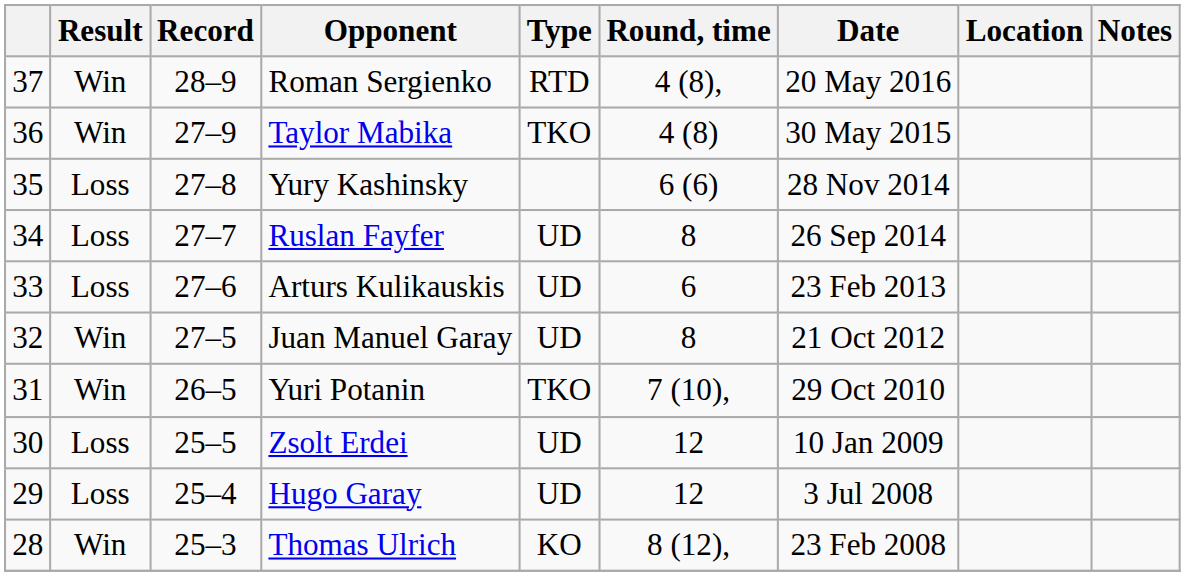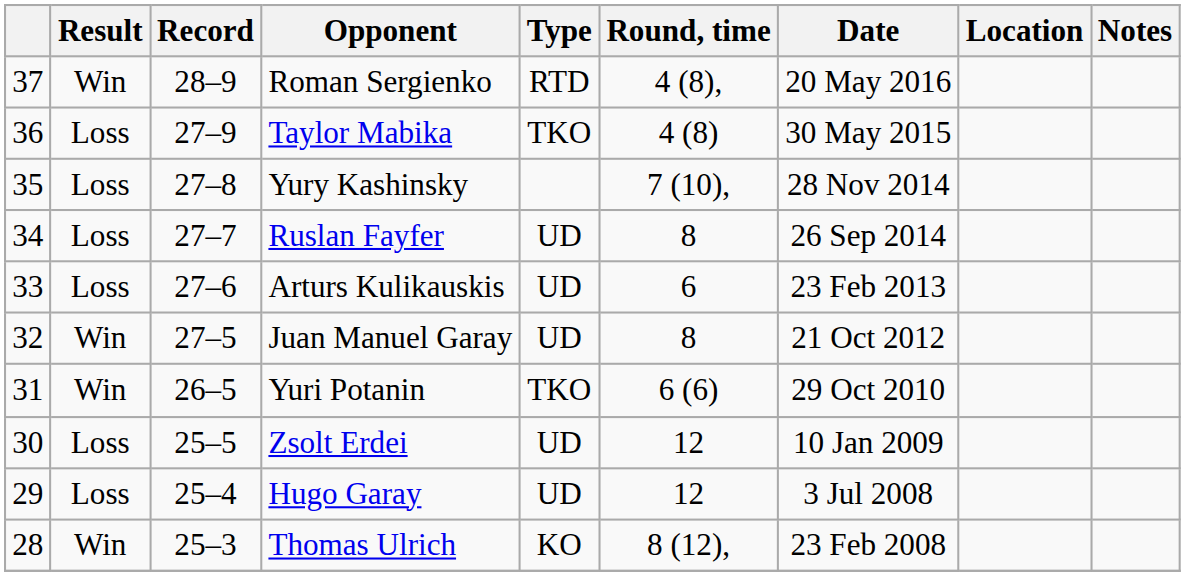(100, 133) Win -> (100, 133) Loss
(689, 184) 6 (6) -> (689, 184) 7 (10),
(689, 390) 7 (10), -> (689, 390) 6 (6)
